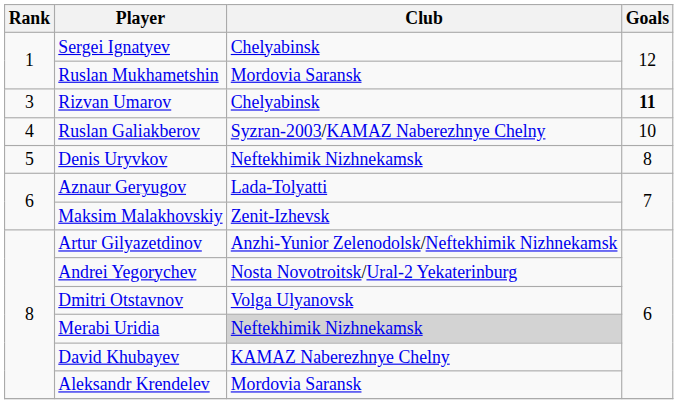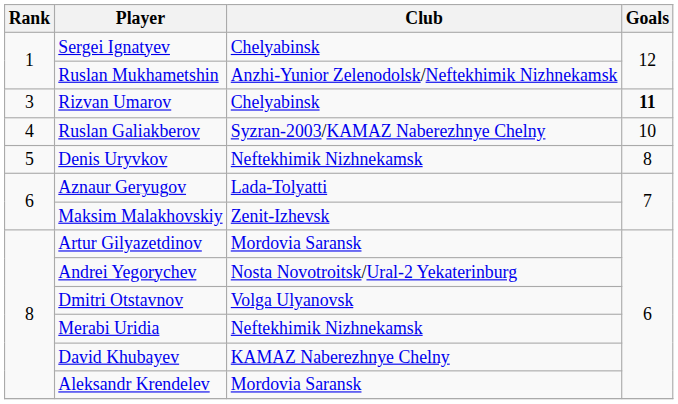(296, 74) Mordovia Saransk -> (424, 74) Anzhi-Yunior Zelenodolsk/Neftekhimik Nizhnekamsk
(424, 243) Anzhi-Yunior Zelenodolsk/Neftekhimik Nizhnekamsk -> (296, 243) Mordovia Saransk
(327, 328) lightgrey background -> (327, 328) no background
